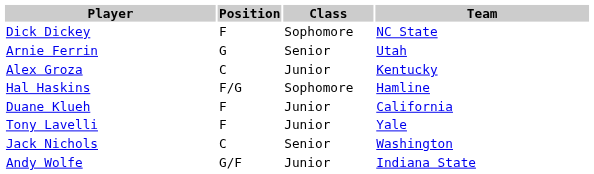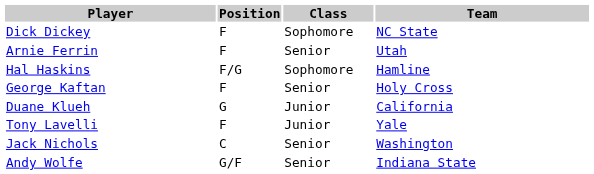(223, 51) G -> (223, 51) F
- row: (44, 69)
+ row: (56, 88)
(223, 106) F -> (223, 106) G
(307, 162) Junior -> (307, 162) Senior
